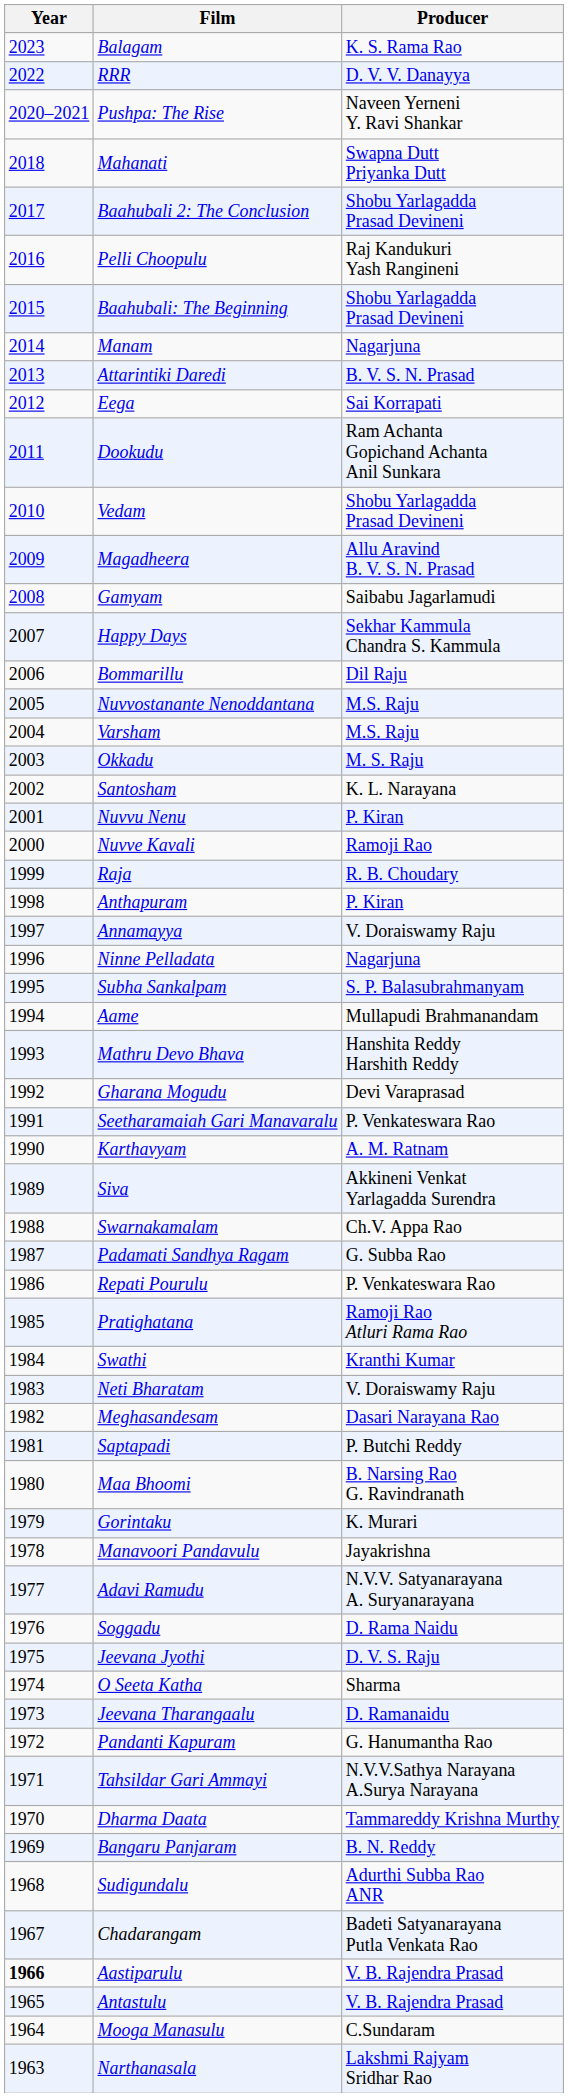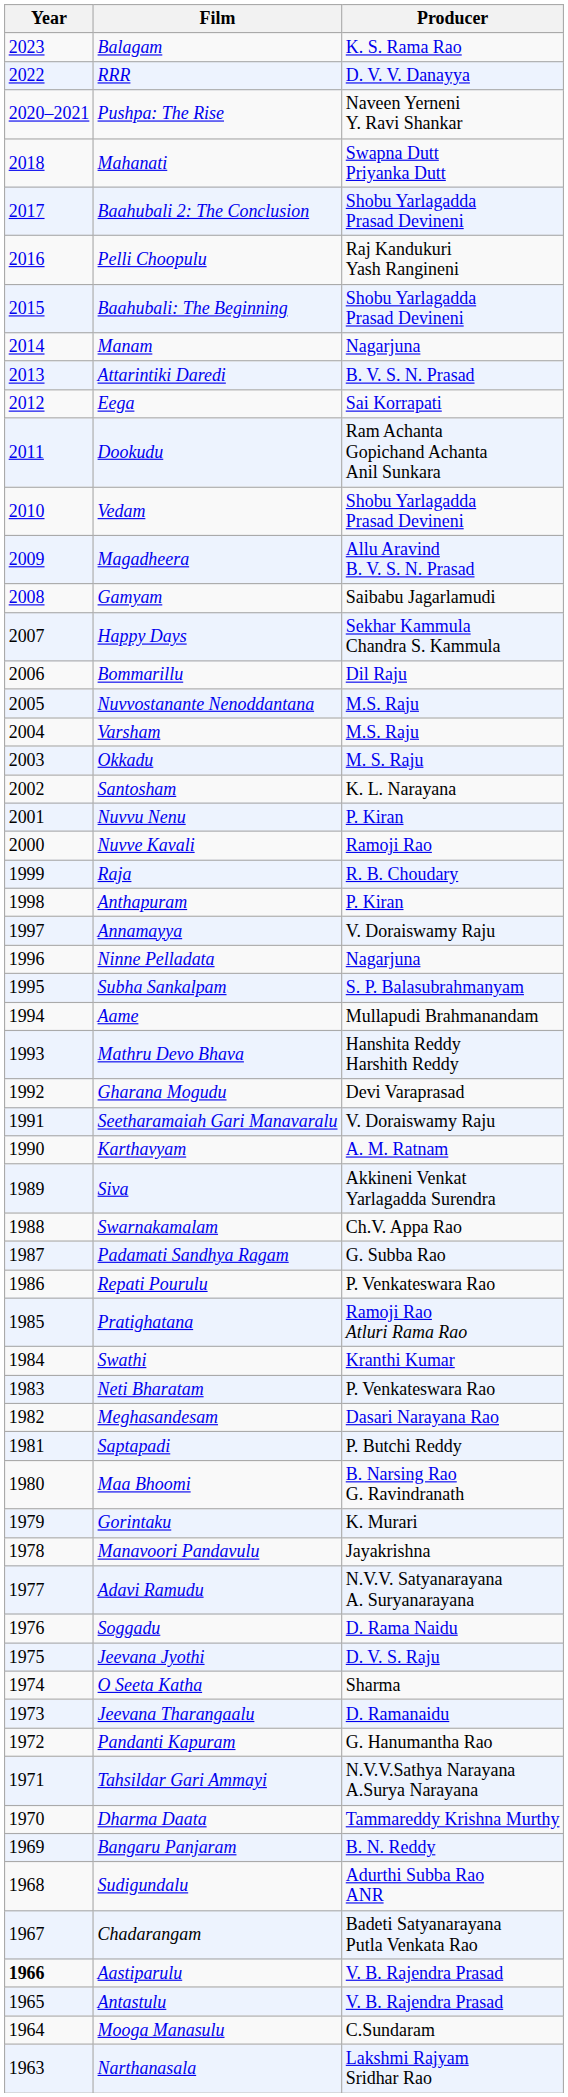(420, 1121) P. Venkateswara Rao -> (420, 1121) V. Doraiswamy Raju
(420, 1389) V. Doraiswamy Raju -> (420, 1389) P. Venkateswara Rao
